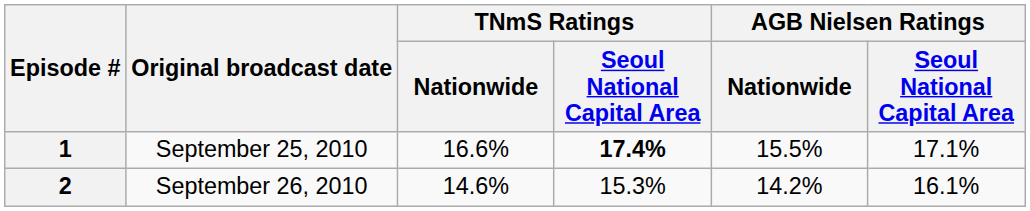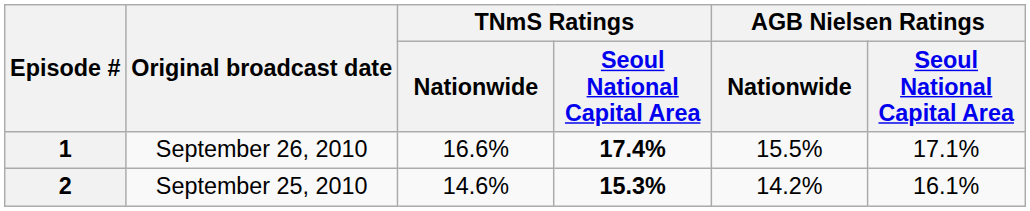(262, 149) September 25, 2010 -> (262, 149) September 26, 2010
(262, 186) September 26, 2010 -> (262, 186) September 25, 2010
(633, 186) normal -> (633, 186) bold
